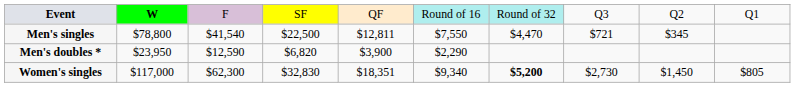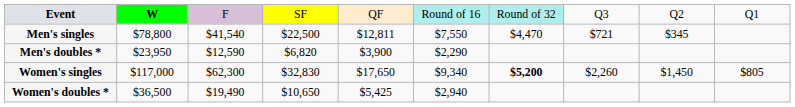(376, 73) $18,351 -> (376, 73) $17,650
(601, 73) $2,730 -> (601, 73) $2,260
+ row: (60, 92)
